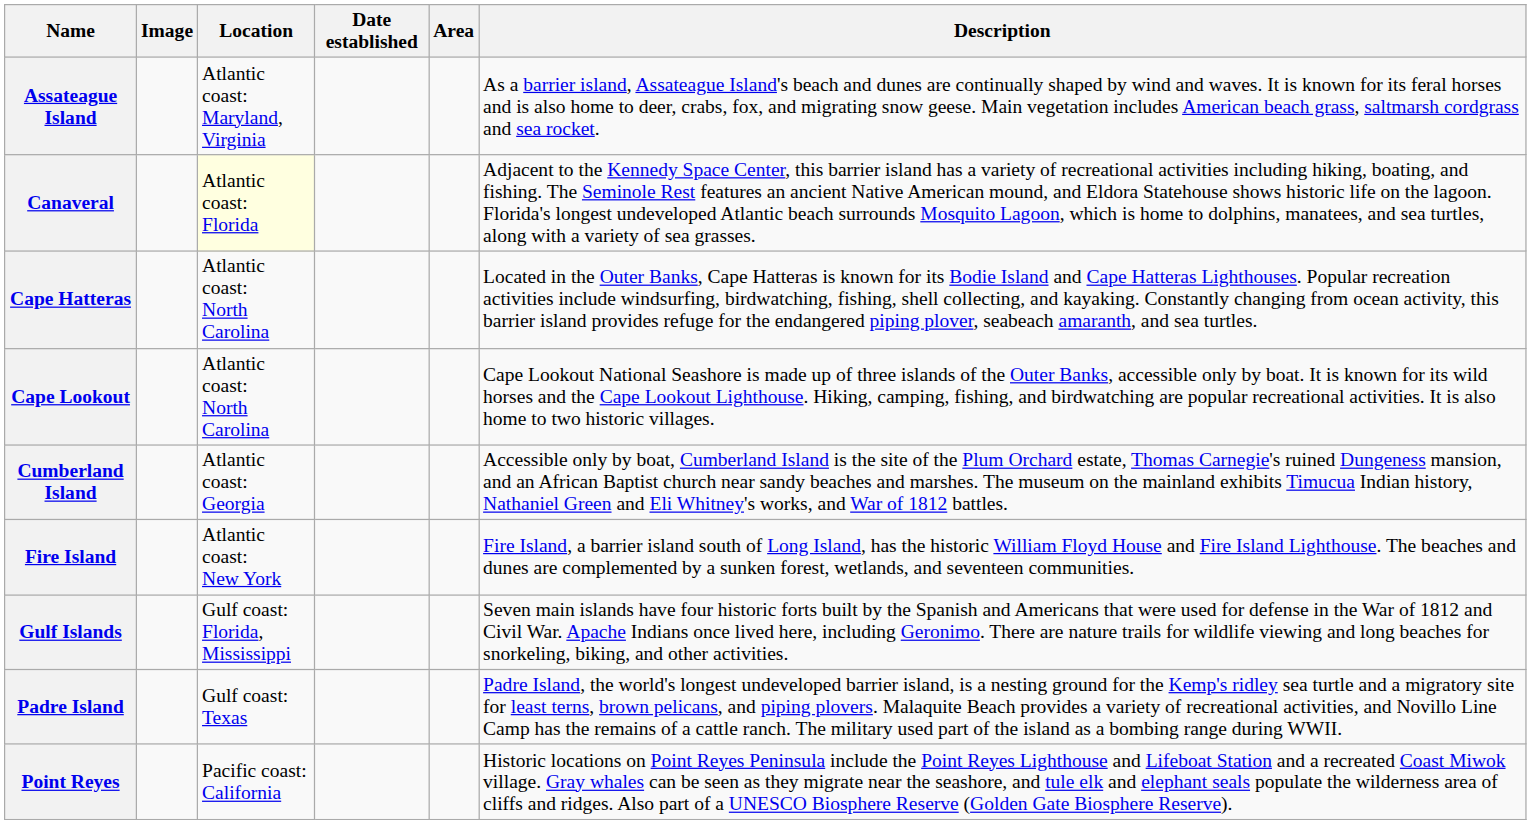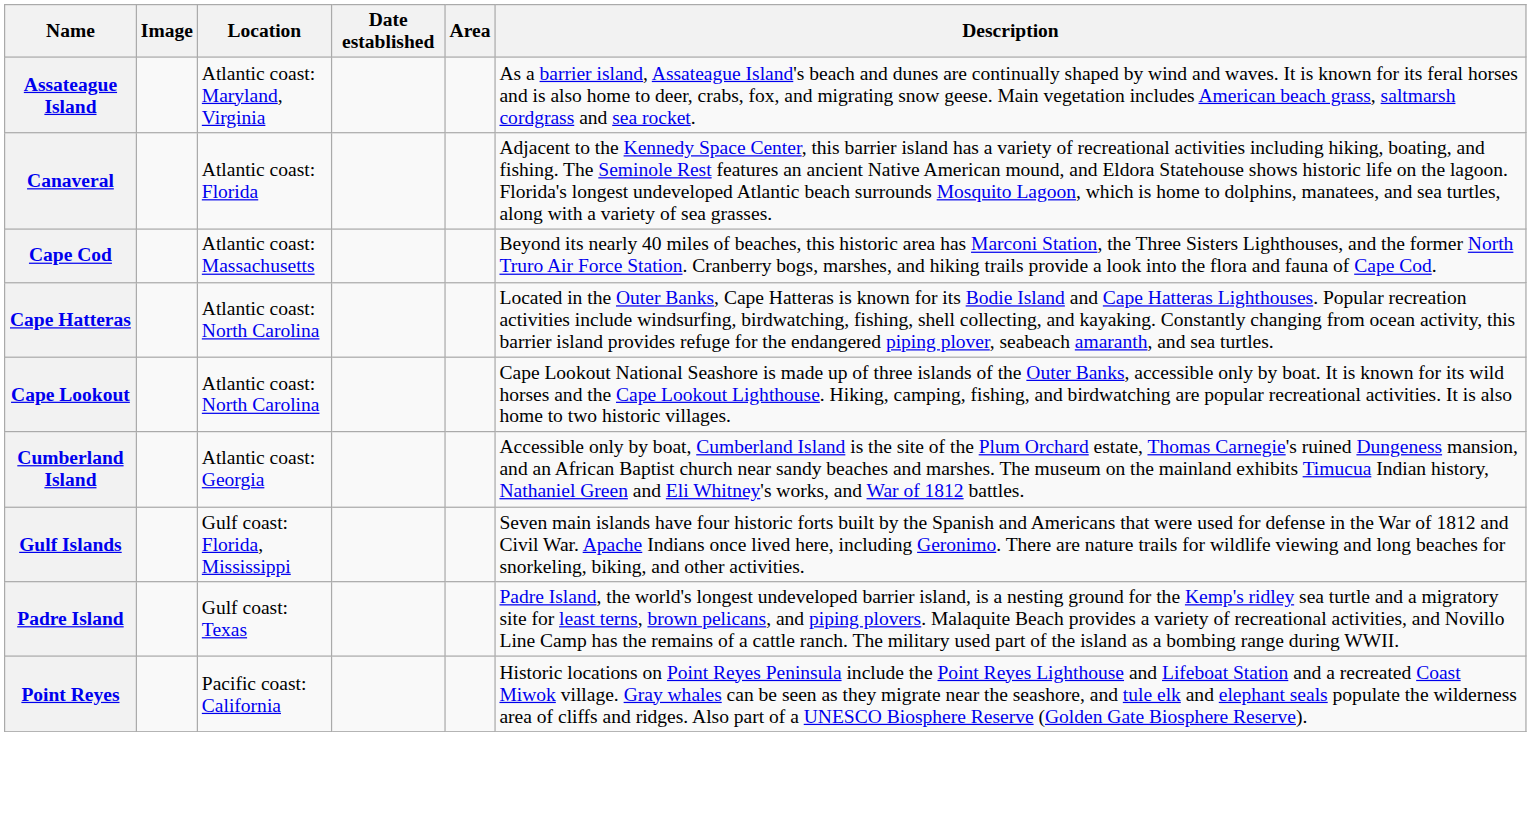(233, 202) lightyellow background -> (258, 180) no background
+ row: (70, 255)
- row: (71, 557)
